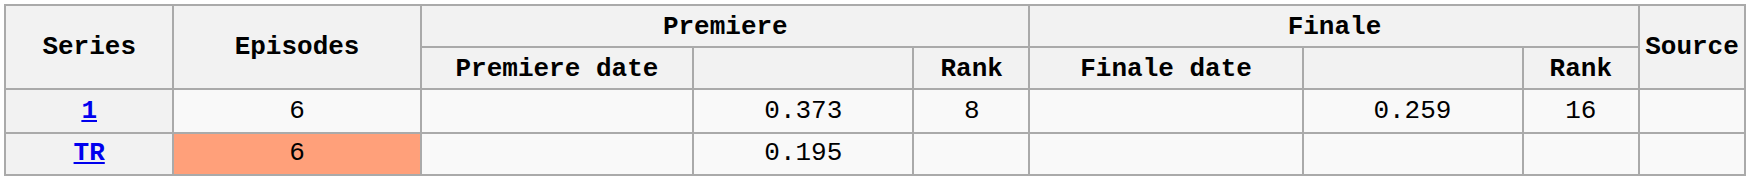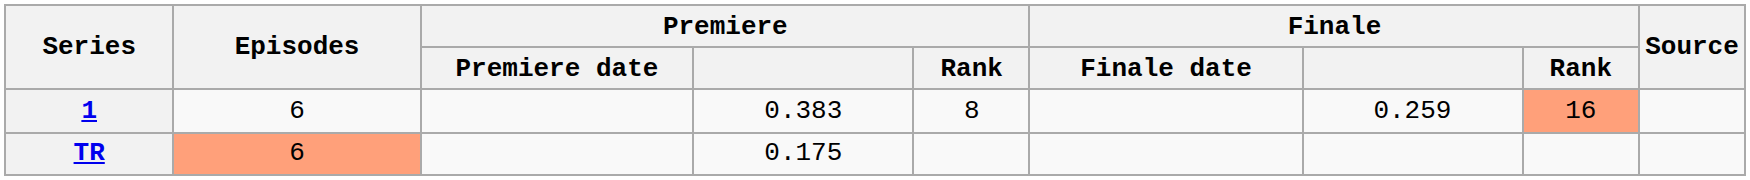(803, 111) 0.373 -> (803, 111) 0.383
(1581, 111) no background -> (1581, 111) lightsalmon background
(803, 153) 0.195 -> (803, 153) 0.175
